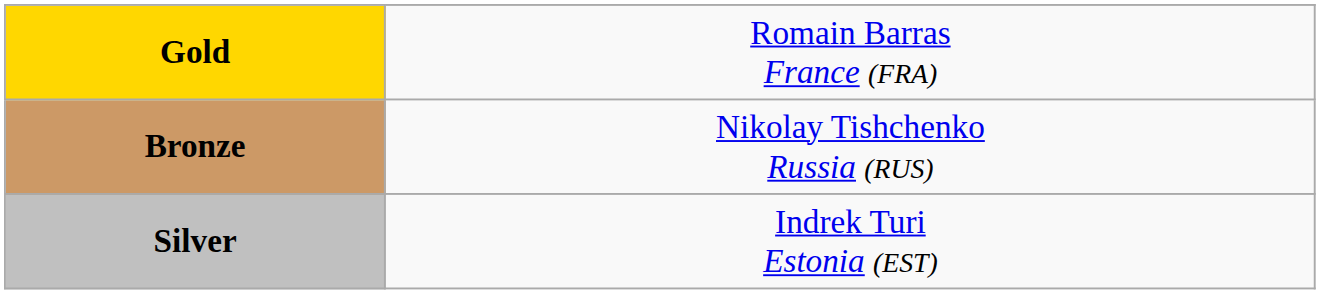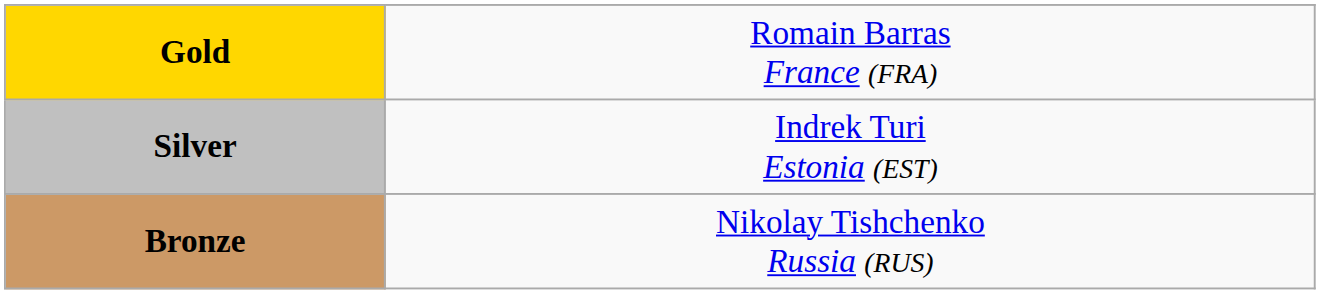rows swapped: (195, 240) <-> (195, 145)
